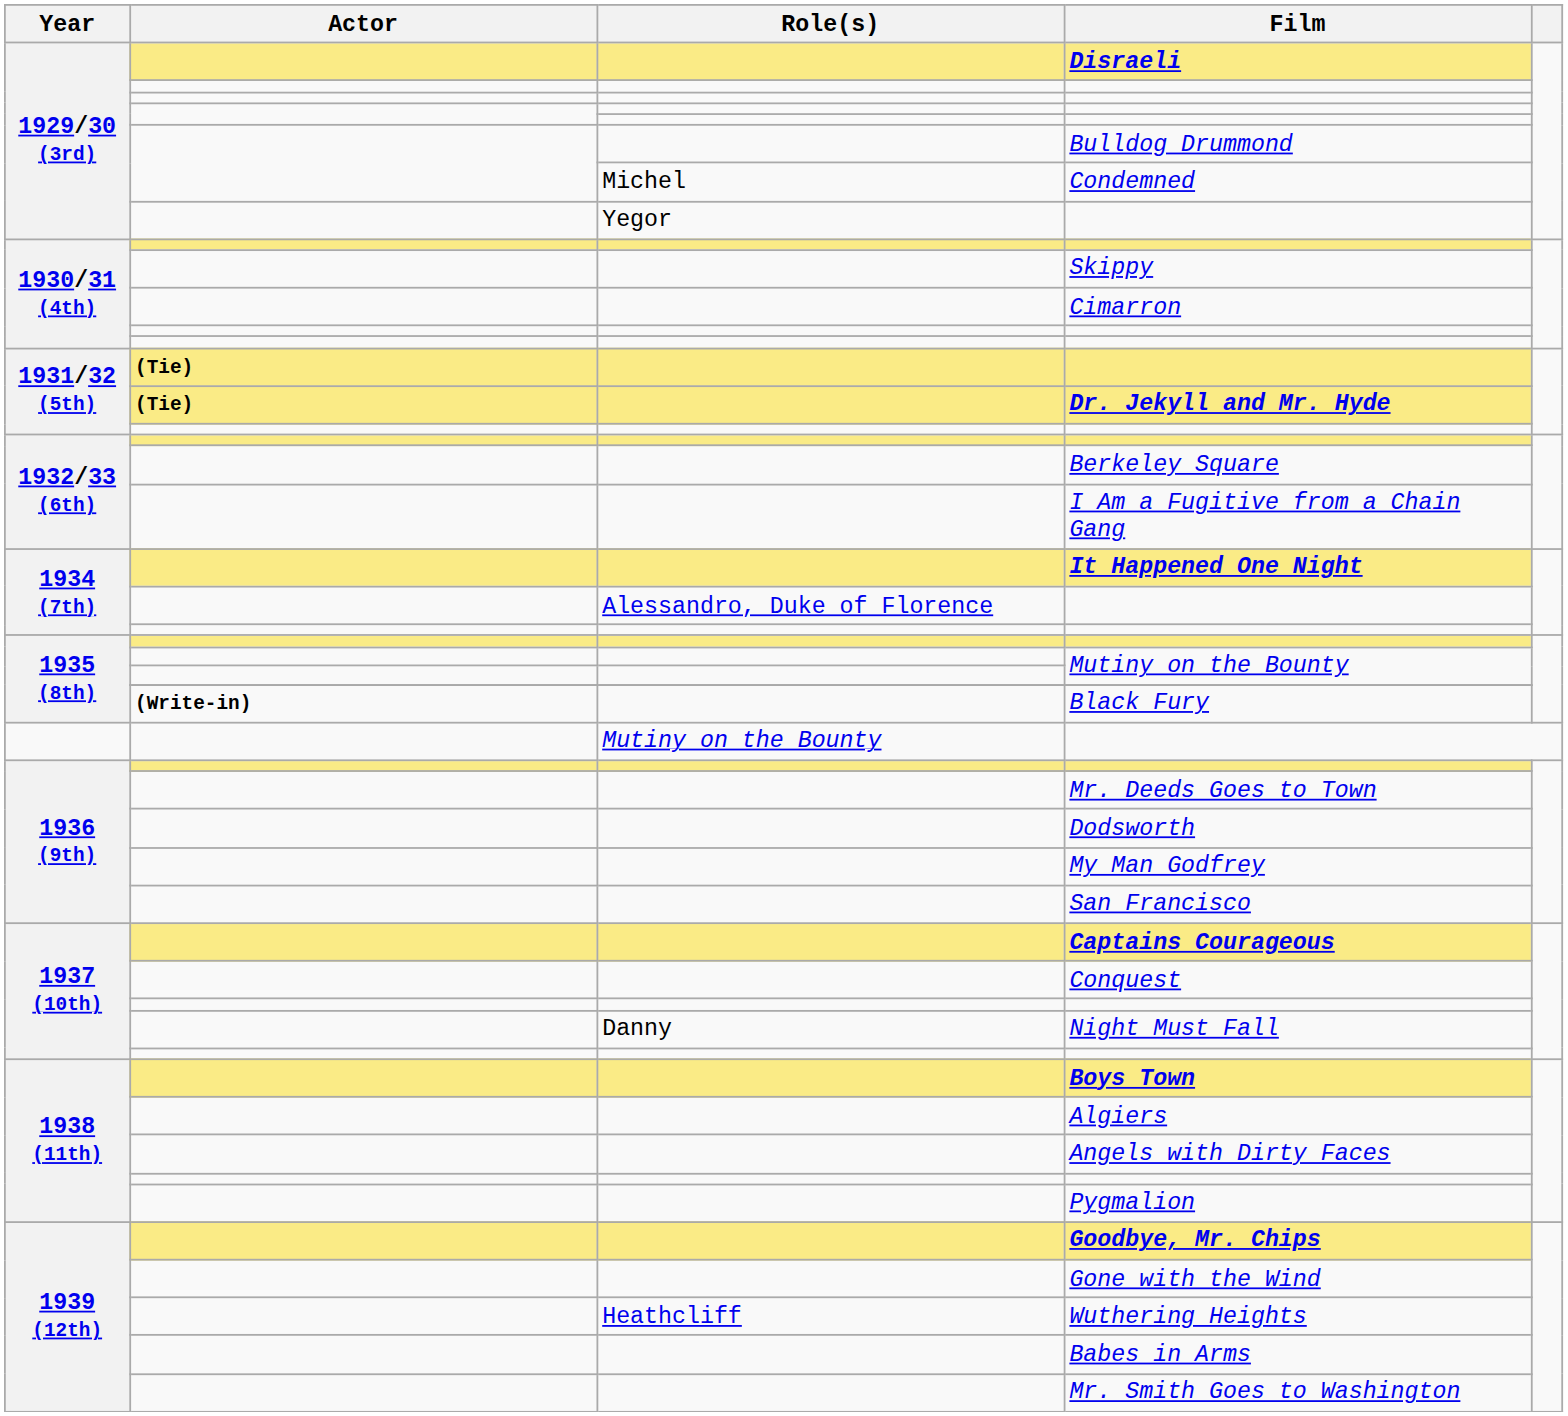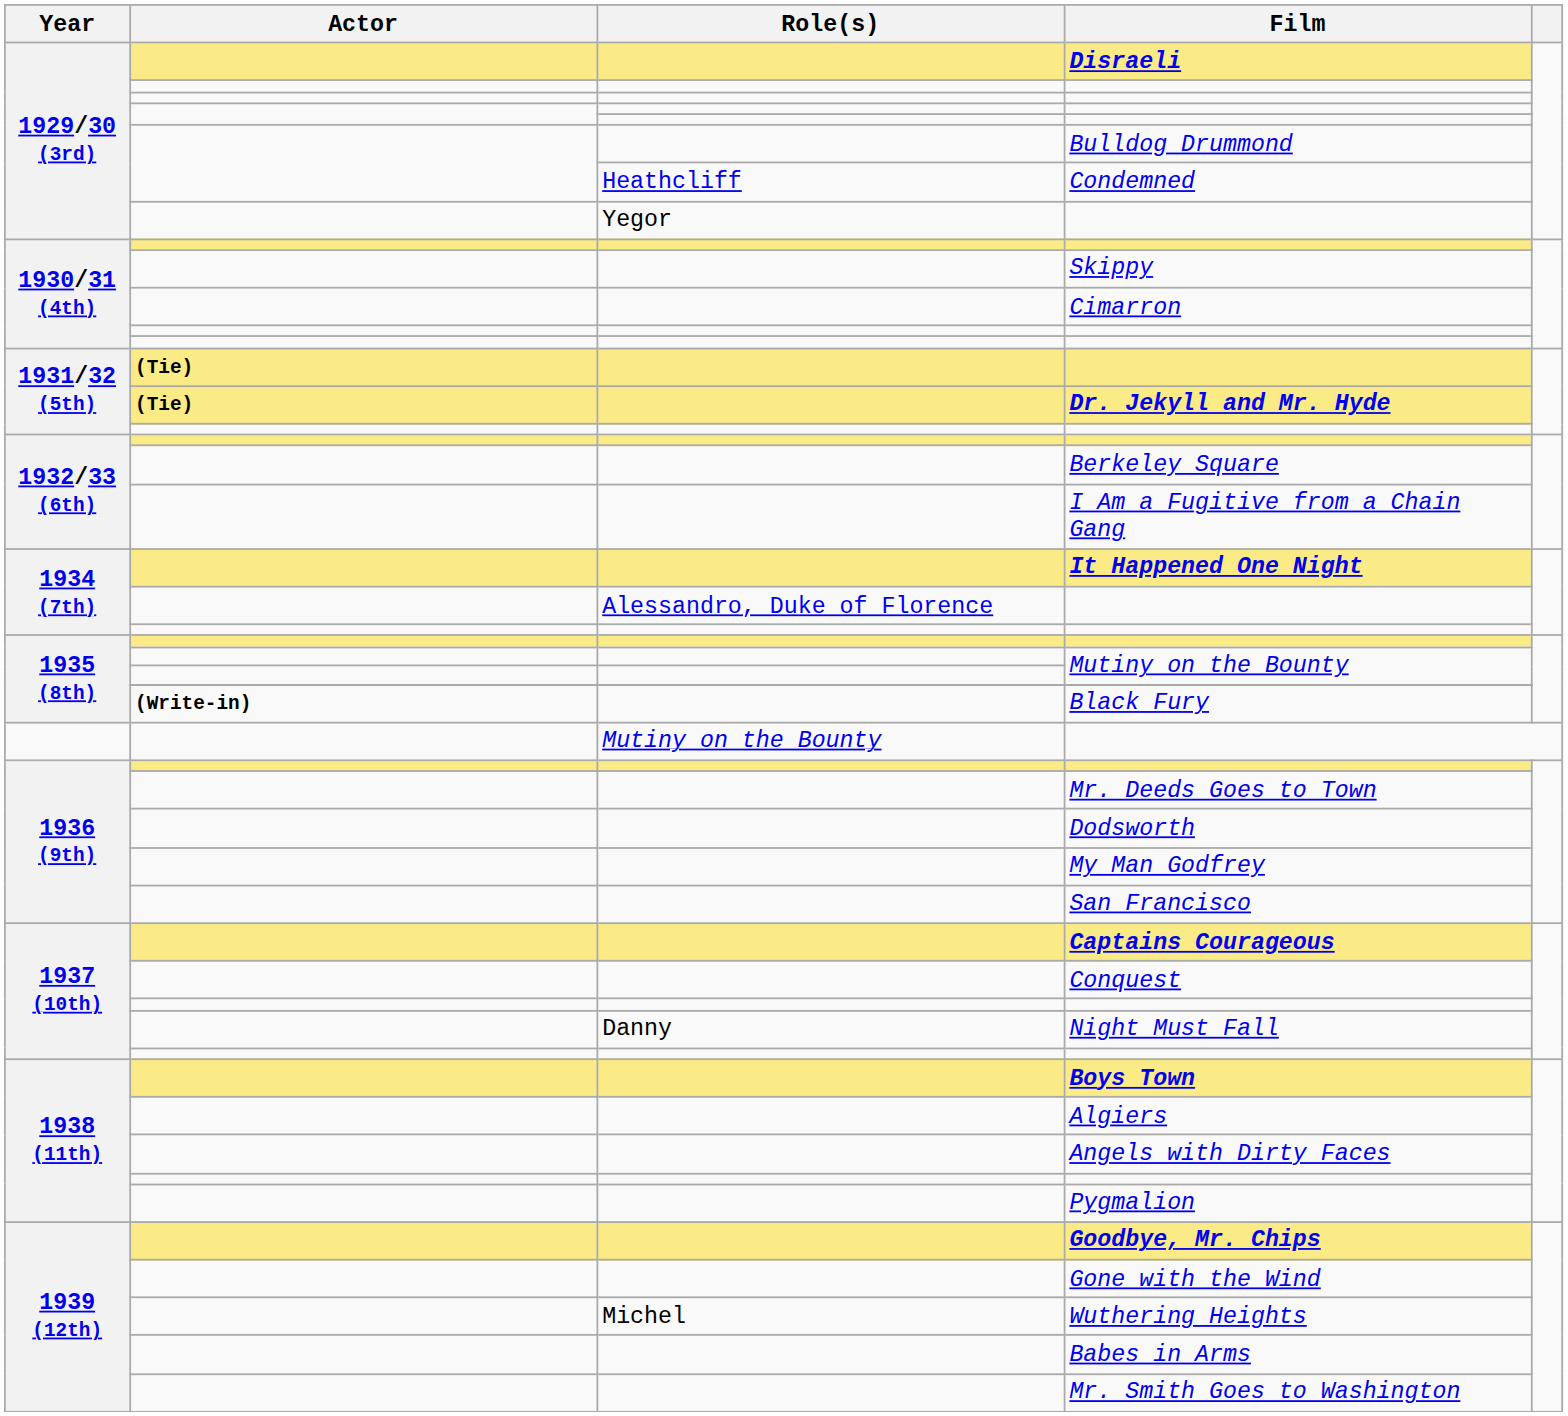(644, 182) Michel -> (672, 182) Heathcliff
(672, 1317) Heathcliff -> (644, 1317) Michel
